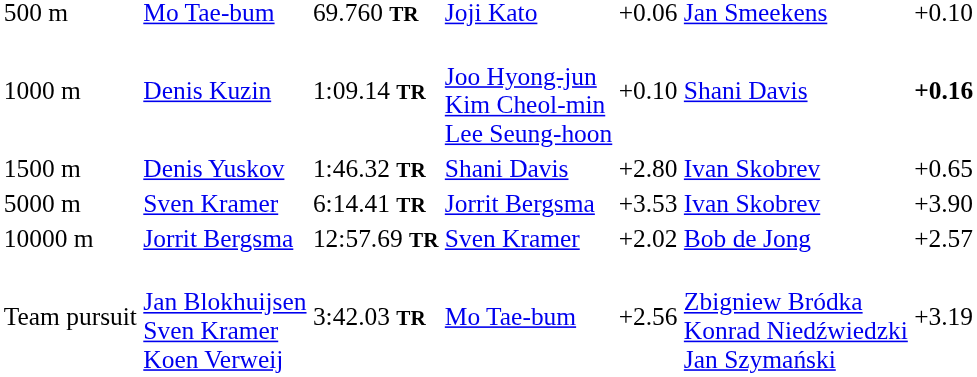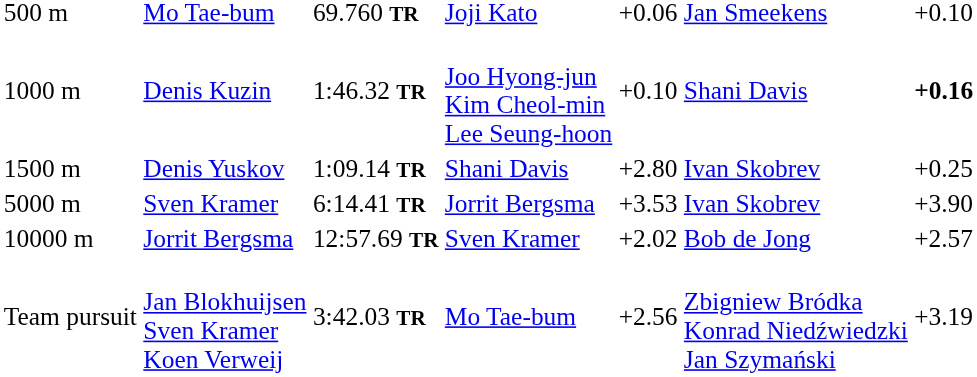(369, 90) 1:09.14 TR -> (369, 90) 1:46.32 TR
(369, 168) 1:46.32 TR -> (369, 168) 1:09.14 TR
(944, 168) +0.65 -> (944, 168) +0.25
